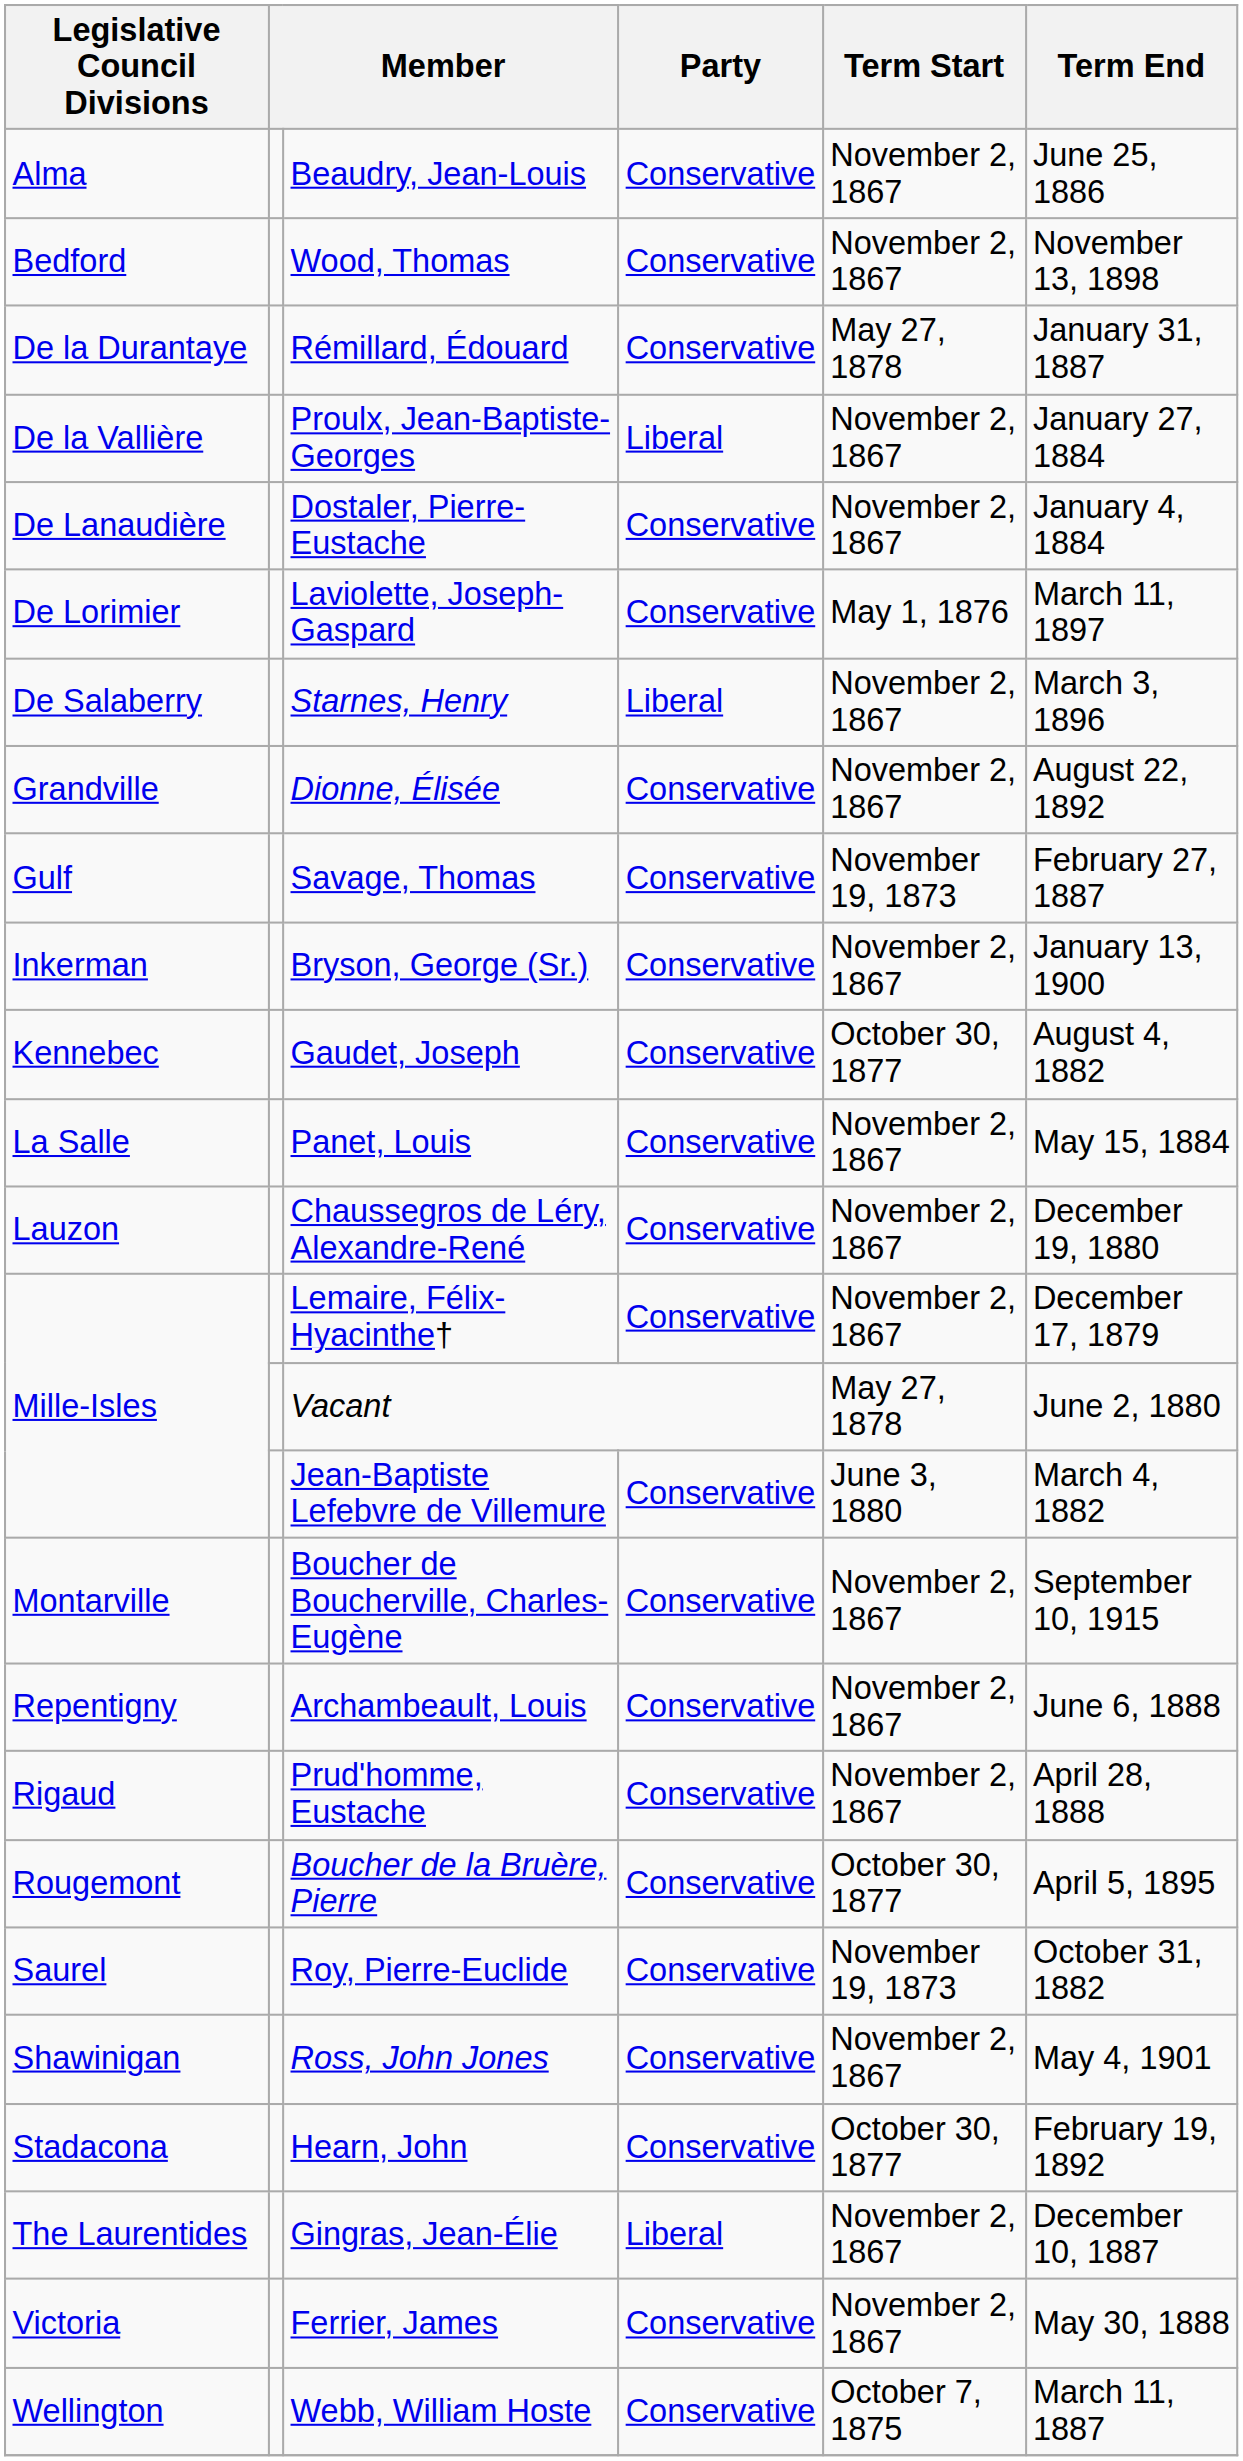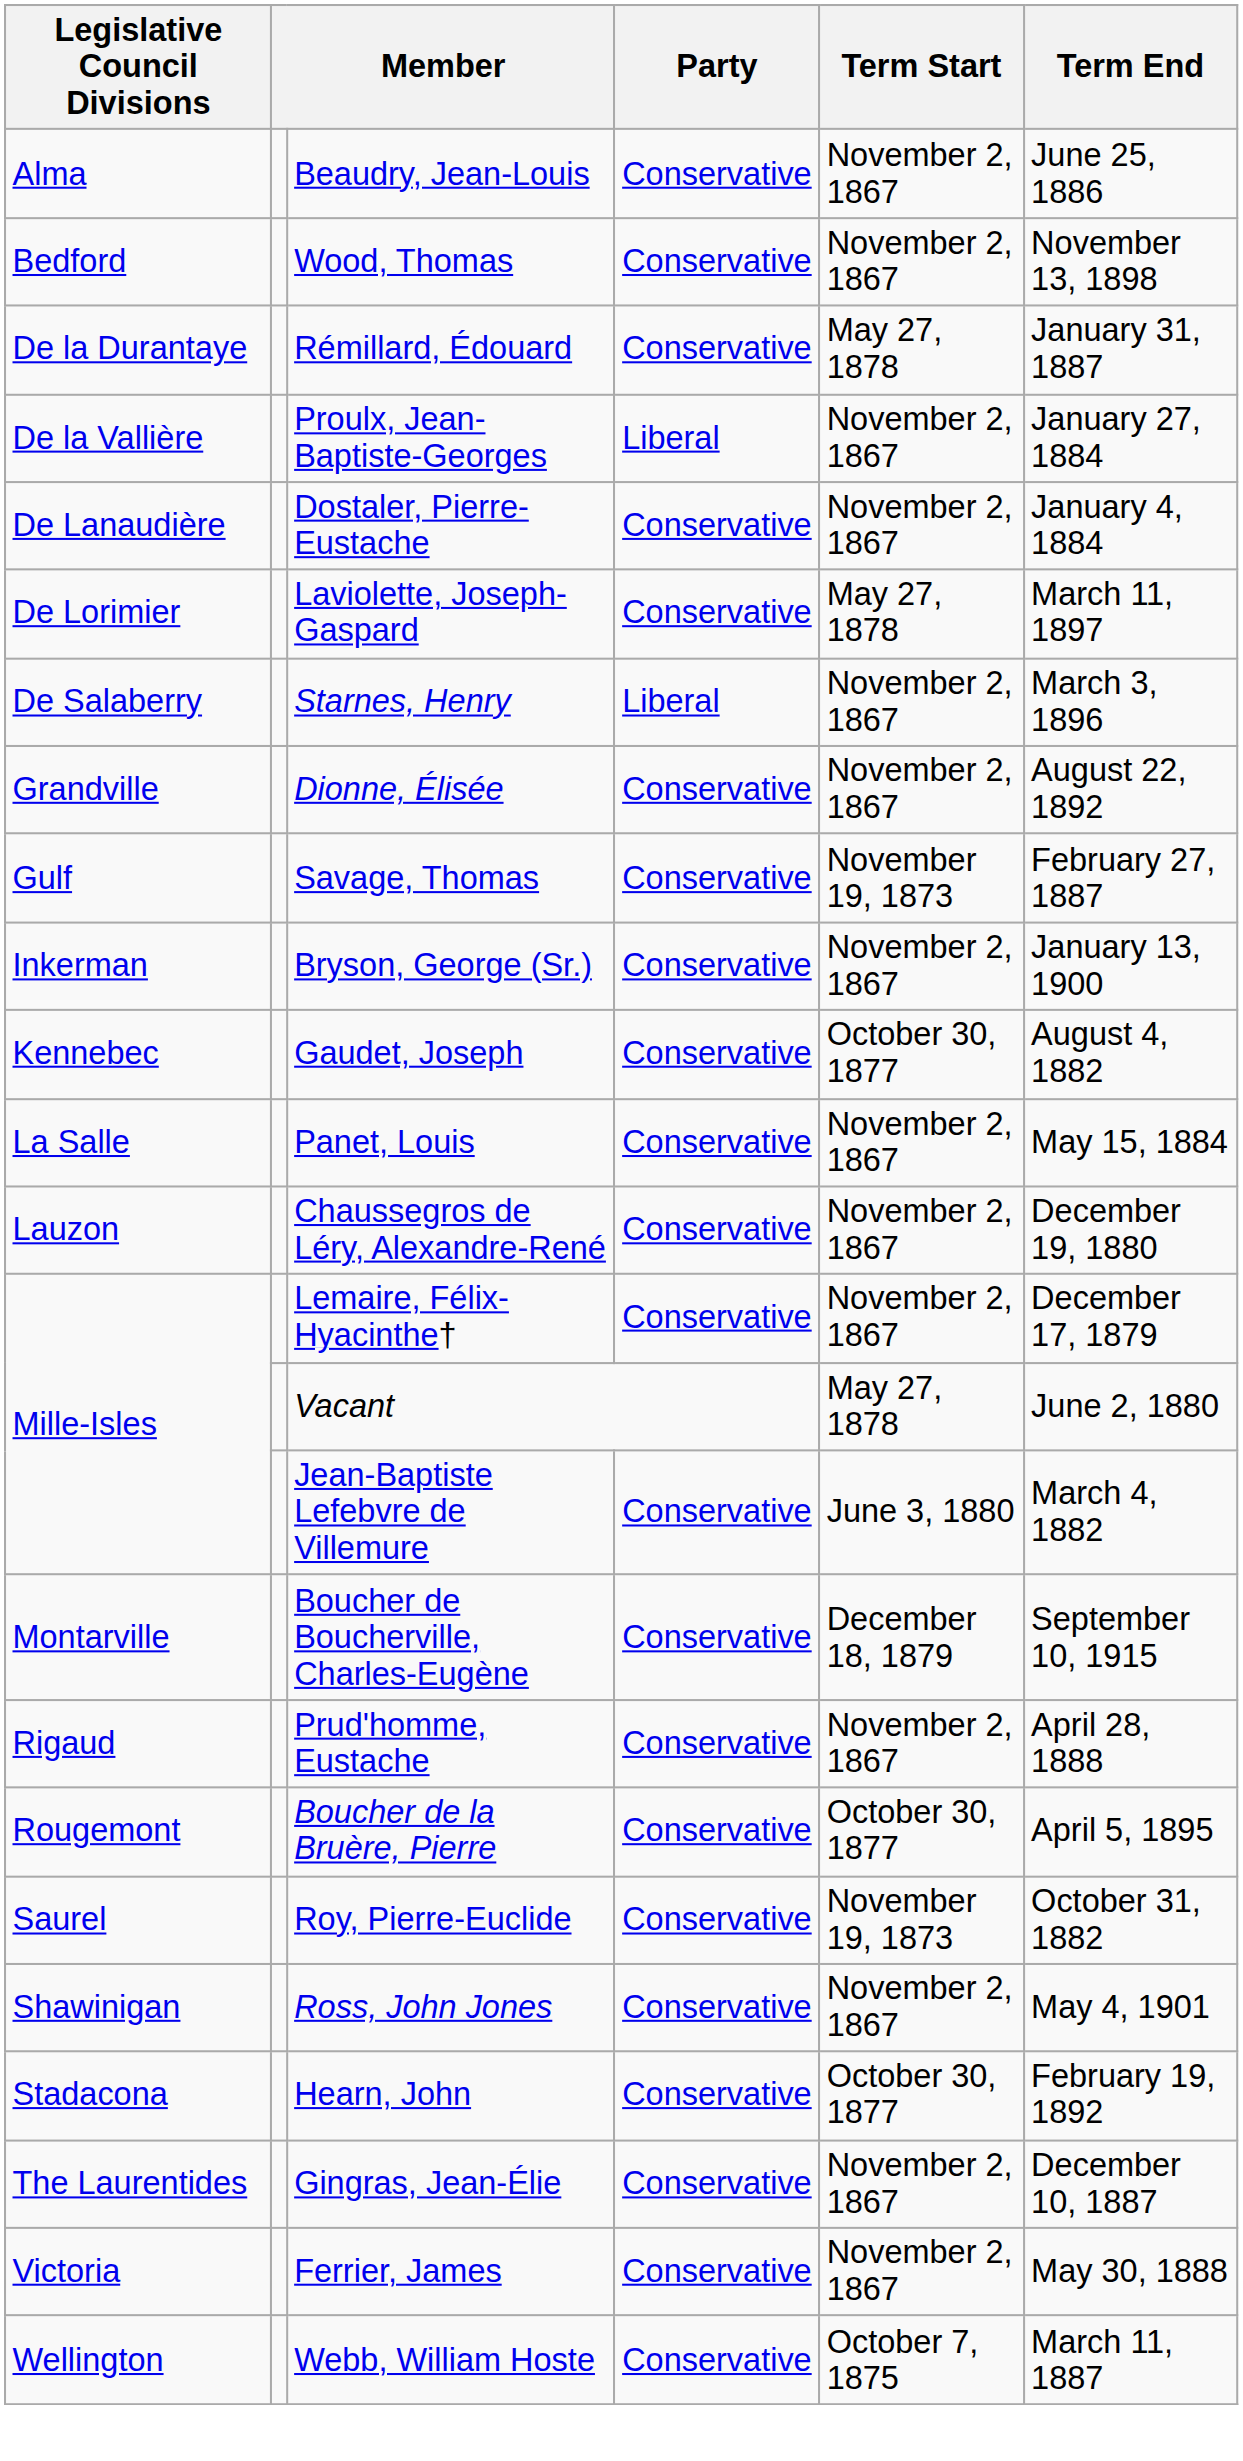(920, 613) May 1, 1876 -> (884, 613) May 27, 1878
(923, 1600) November 2, 1867 -> (902, 1636) December 18, 1879
- row: (439, 1706)
(674, 2234) Liberal -> (717, 2183) Conservative
